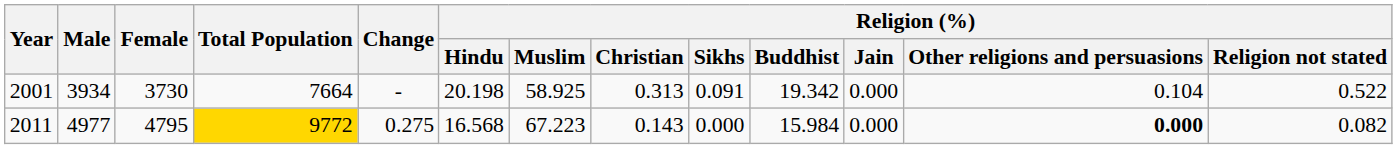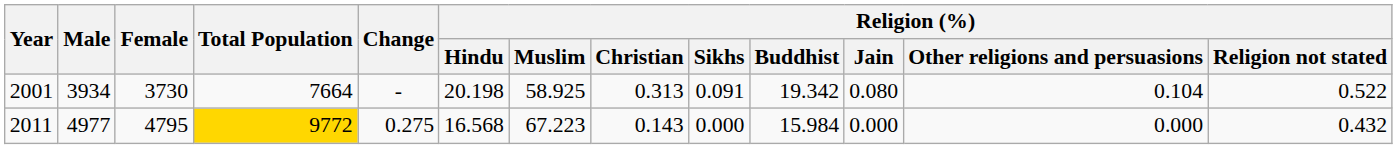(874, 90) 0.000 -> (874, 90) 0.080
(1179, 125) bold -> (1179, 125) normal
(1363, 125) 0.082 -> (1363, 125) 0.432
